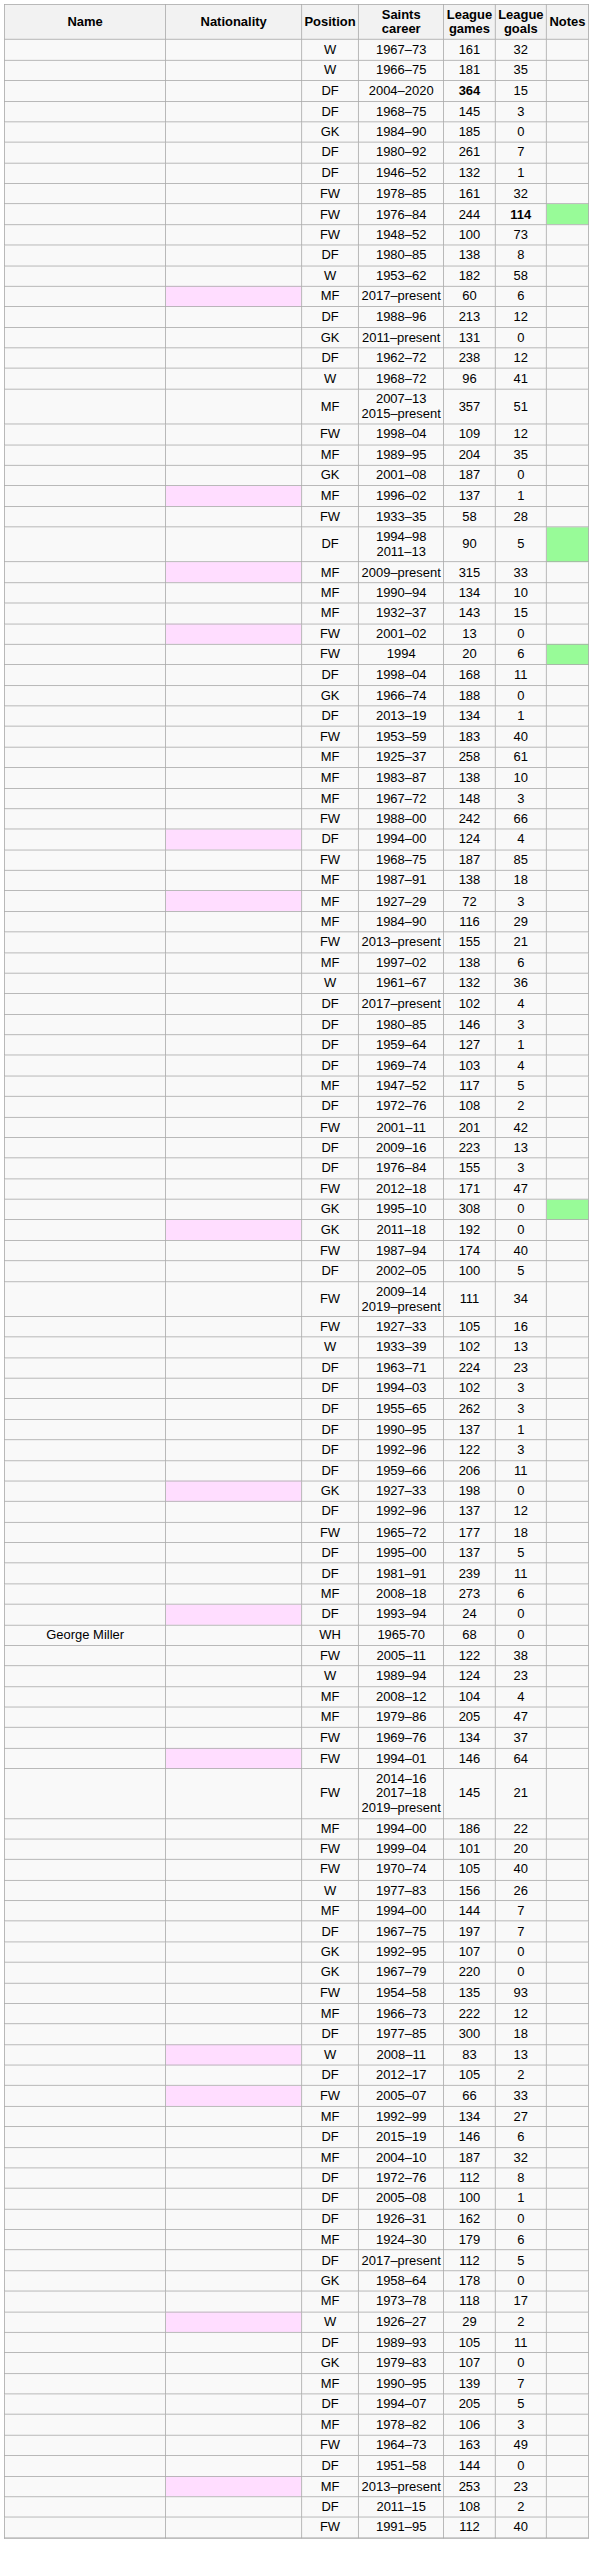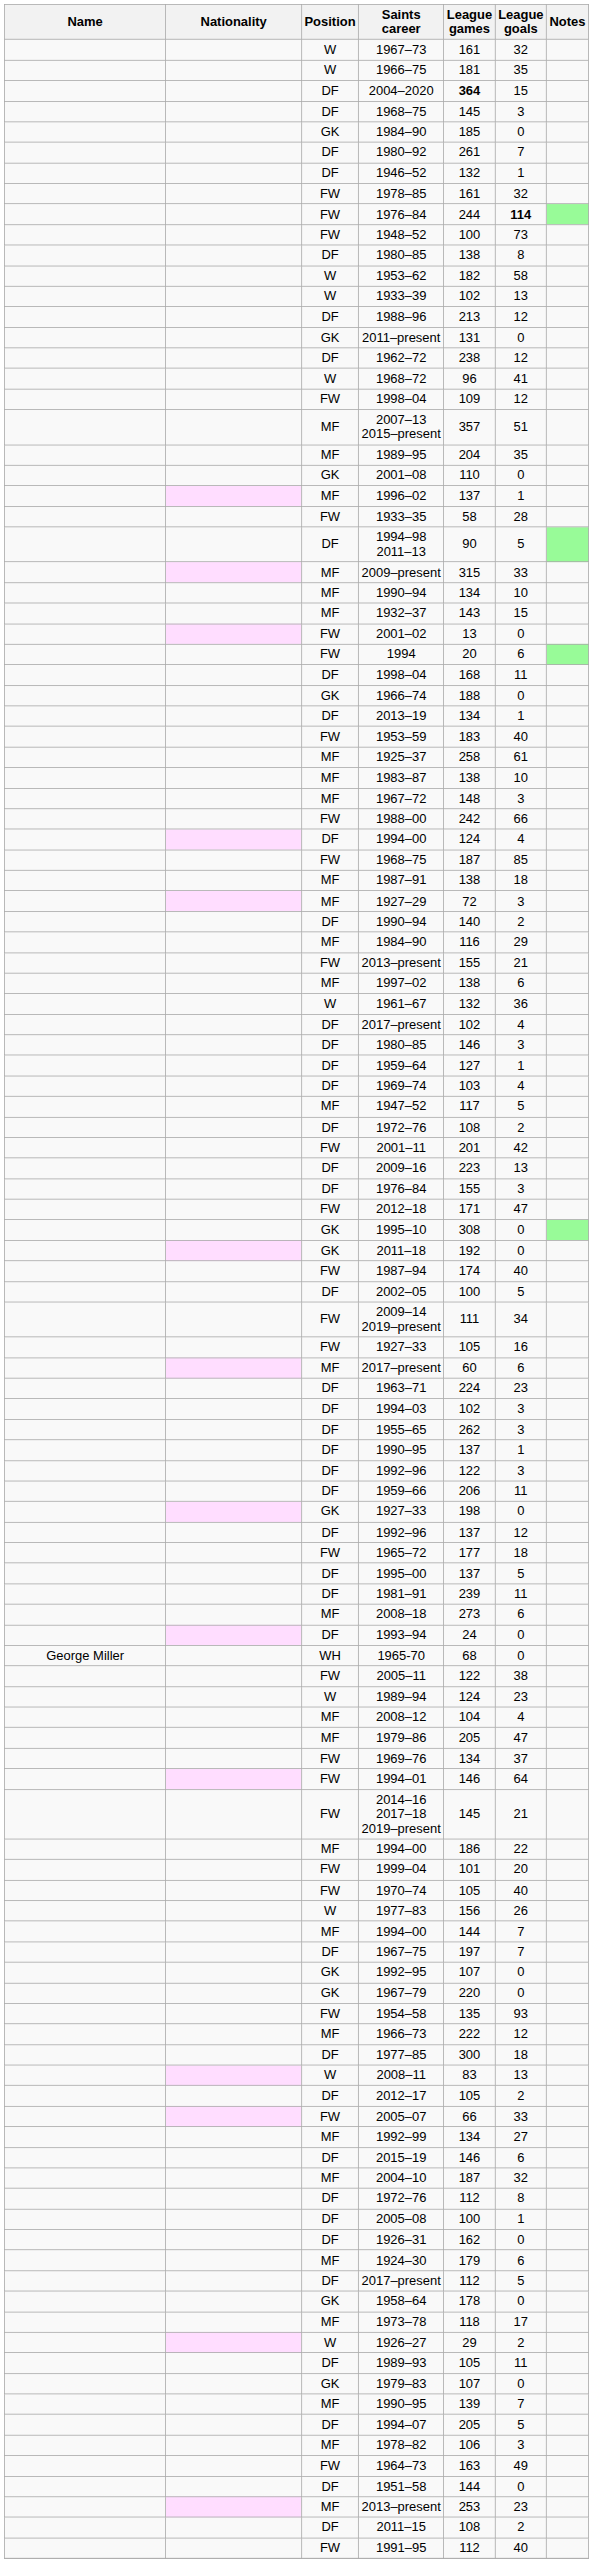rows swapped: (330, 1347) <-> (330, 296)
rows swapped: (330, 434) <-> (330, 406)
(469, 475) 187 -> (469, 475) 110
+ row: (330, 921)
